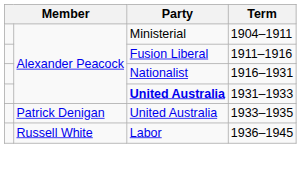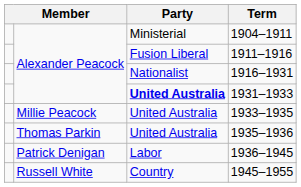(61, 113) Patrick Denigan -> (56, 113) Millie Peacock
+ row: (262, 133)
(55, 133) Russell White -> (61, 152) Patrick Denigan
+ row: (262, 172)
